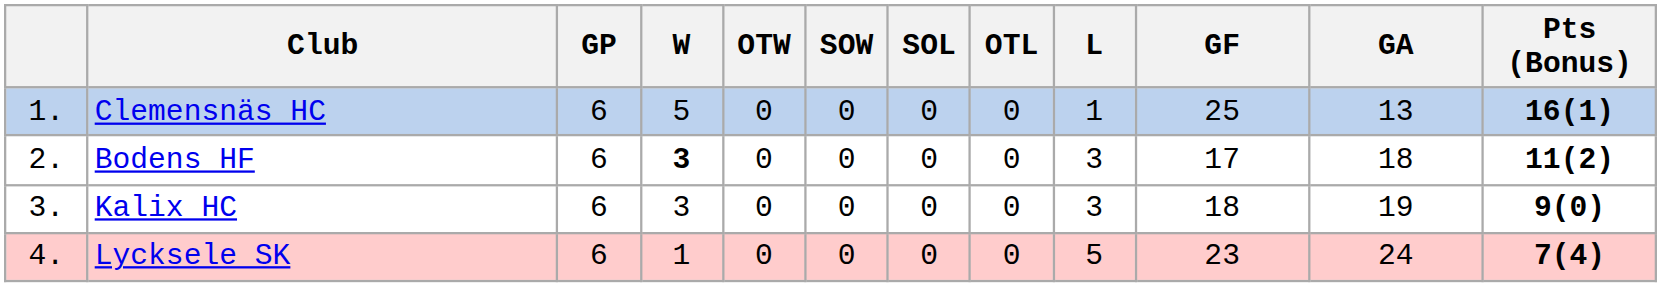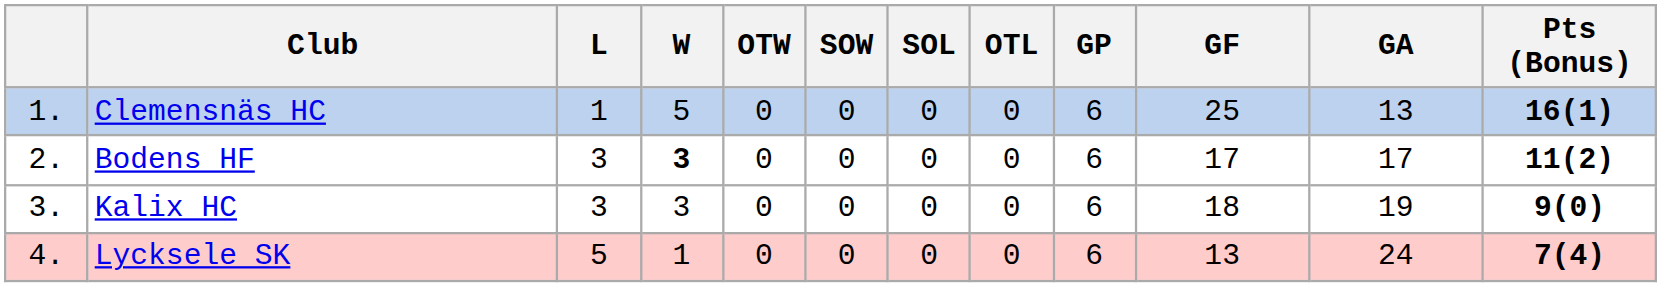columns swapped: (599, 46) <-> (1094, 46)
(1396, 160) 18 -> (1396, 160) 17
(1222, 257) 23 -> (1222, 257) 13
